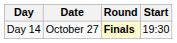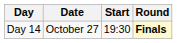columns swapped: (156, 13) <-> (121, 13)
